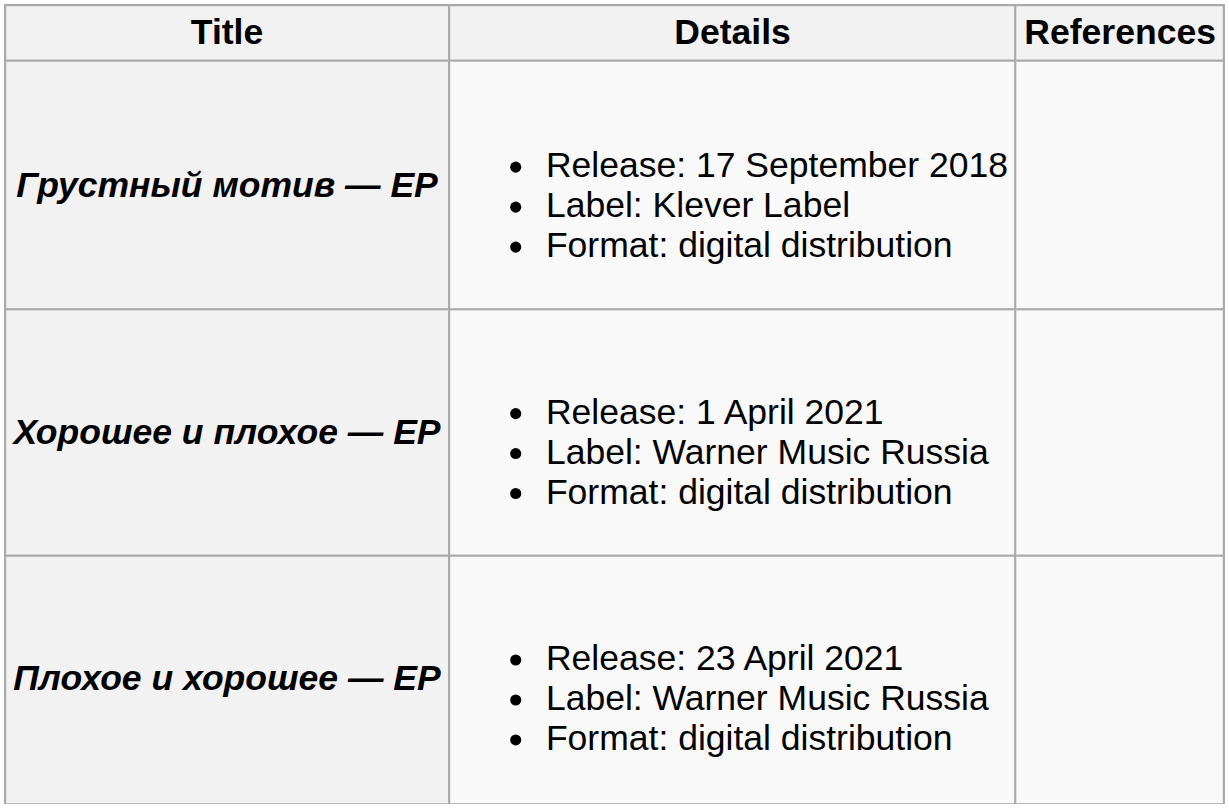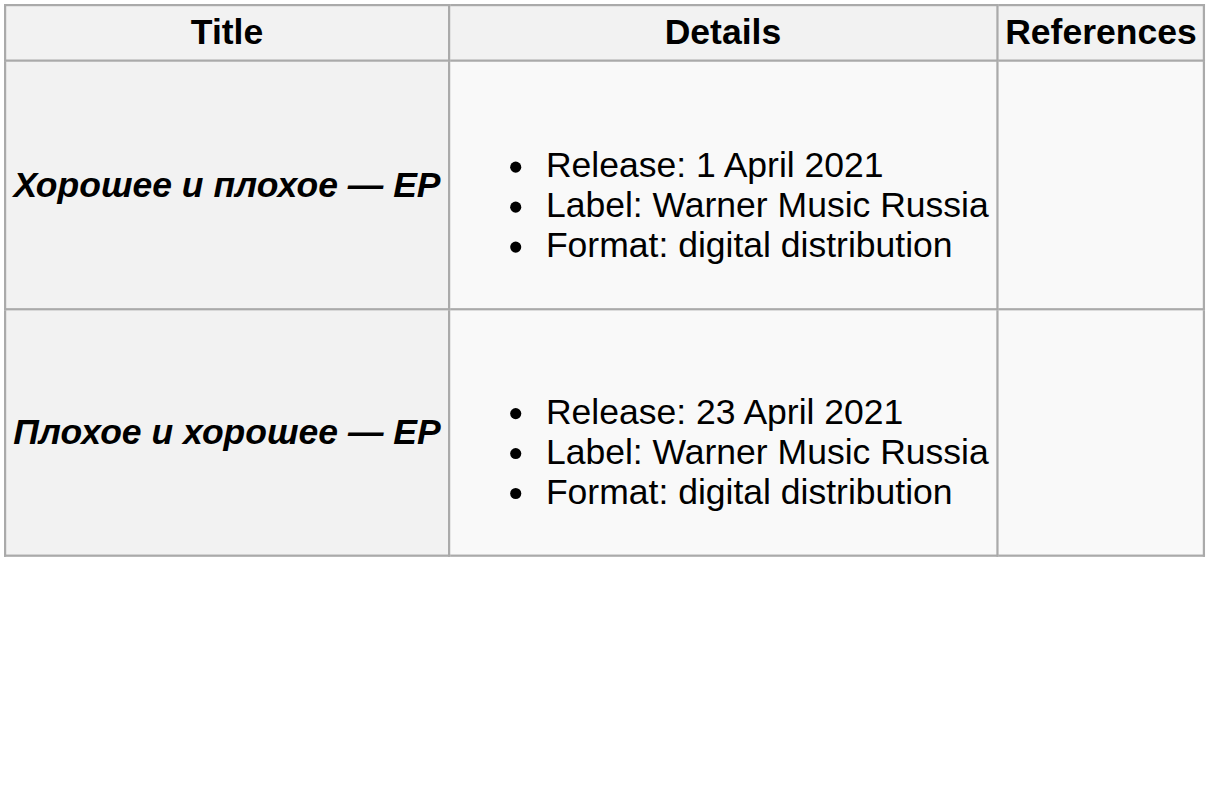- row: (227, 184)
